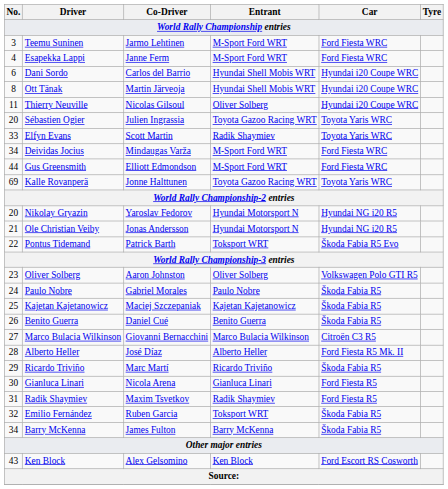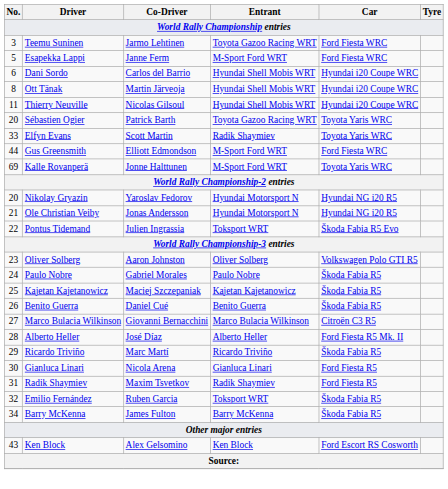(250, 42) M-Sport Ford WRT -> (265, 42) Toyota Gazoo Racing WRT
(13, 58) 4 -> (13, 58) 5
(240, 104) Oliver Solberg -> (264, 104) Hyundai Shell Mobis WRT
(155, 120) Julien Ingrassia -> (151, 120) Patrick Barth
- row: (54, 151)
(265, 182) Toyota Gazoo Racing WRT -> (250, 166) M-Sport Ford WRT
(151, 244) Patrick Barth -> (155, 228) Julien Ingrassia
